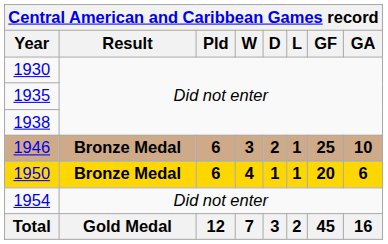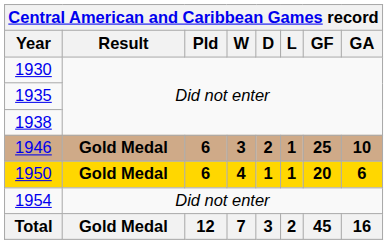(127, 148) Bronze Medal -> (123, 148) Gold Medal
(127, 174) Bronze Medal -> (123, 174) Gold Medal
